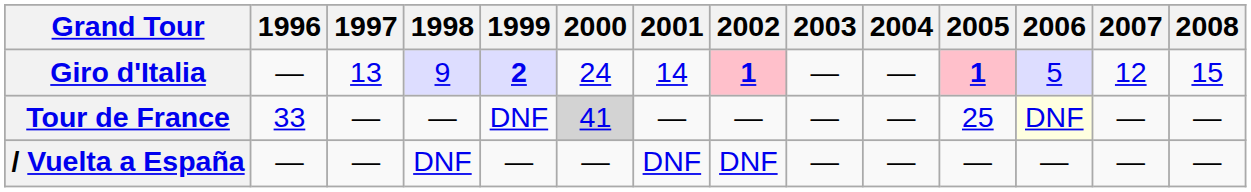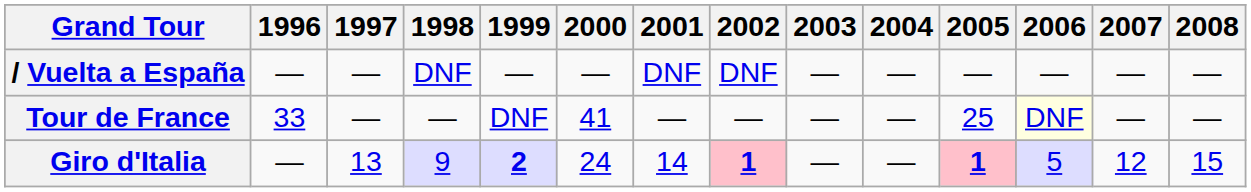rows swapped: (128, 72) <-> (128, 162)
(595, 117) lightgrey background -> (595, 117) no background
